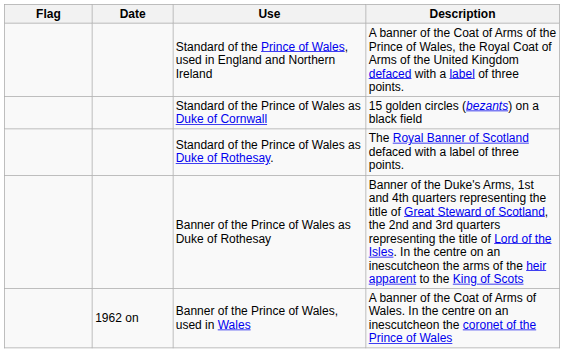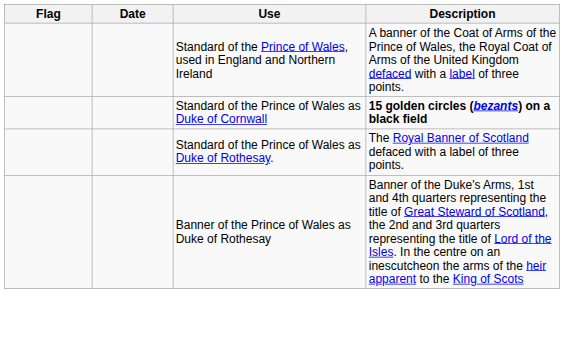(454, 112) normal -> (459, 112) bold
- row: (257, 318)
